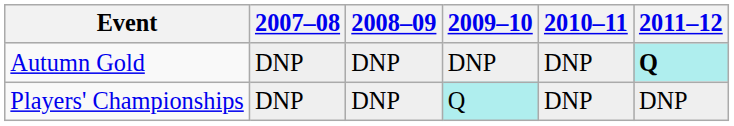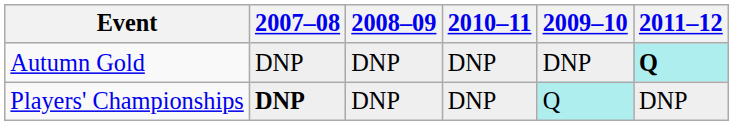columns swapped: (490, 23) <-> (586, 23)
(279, 100) normal -> (280, 100) bold
